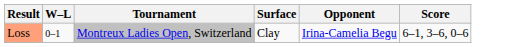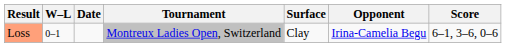+ column: (89, 14)
